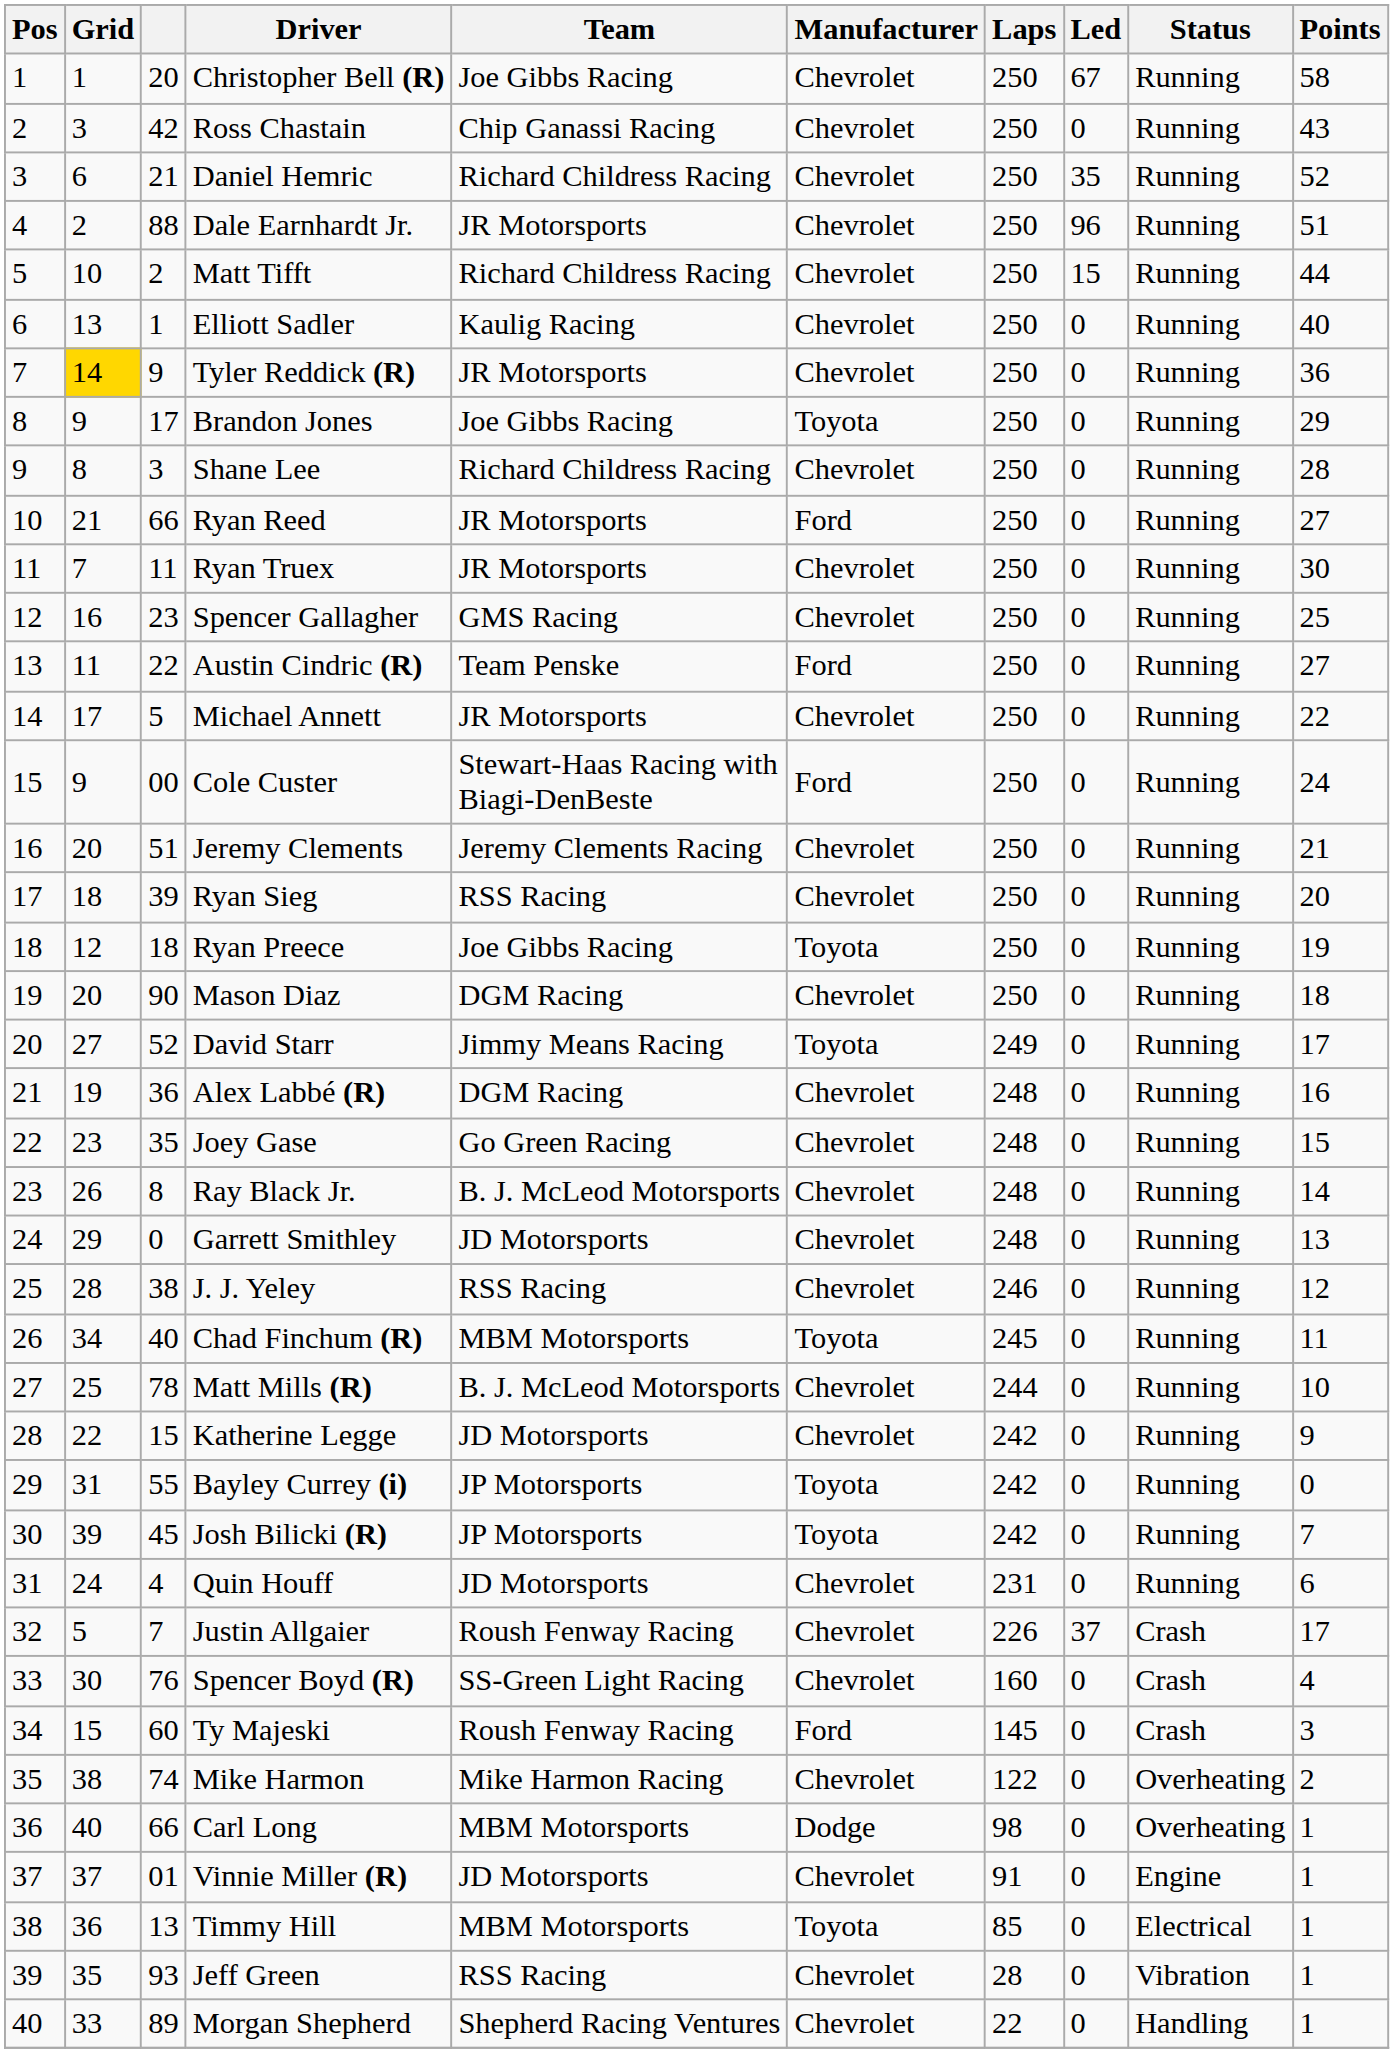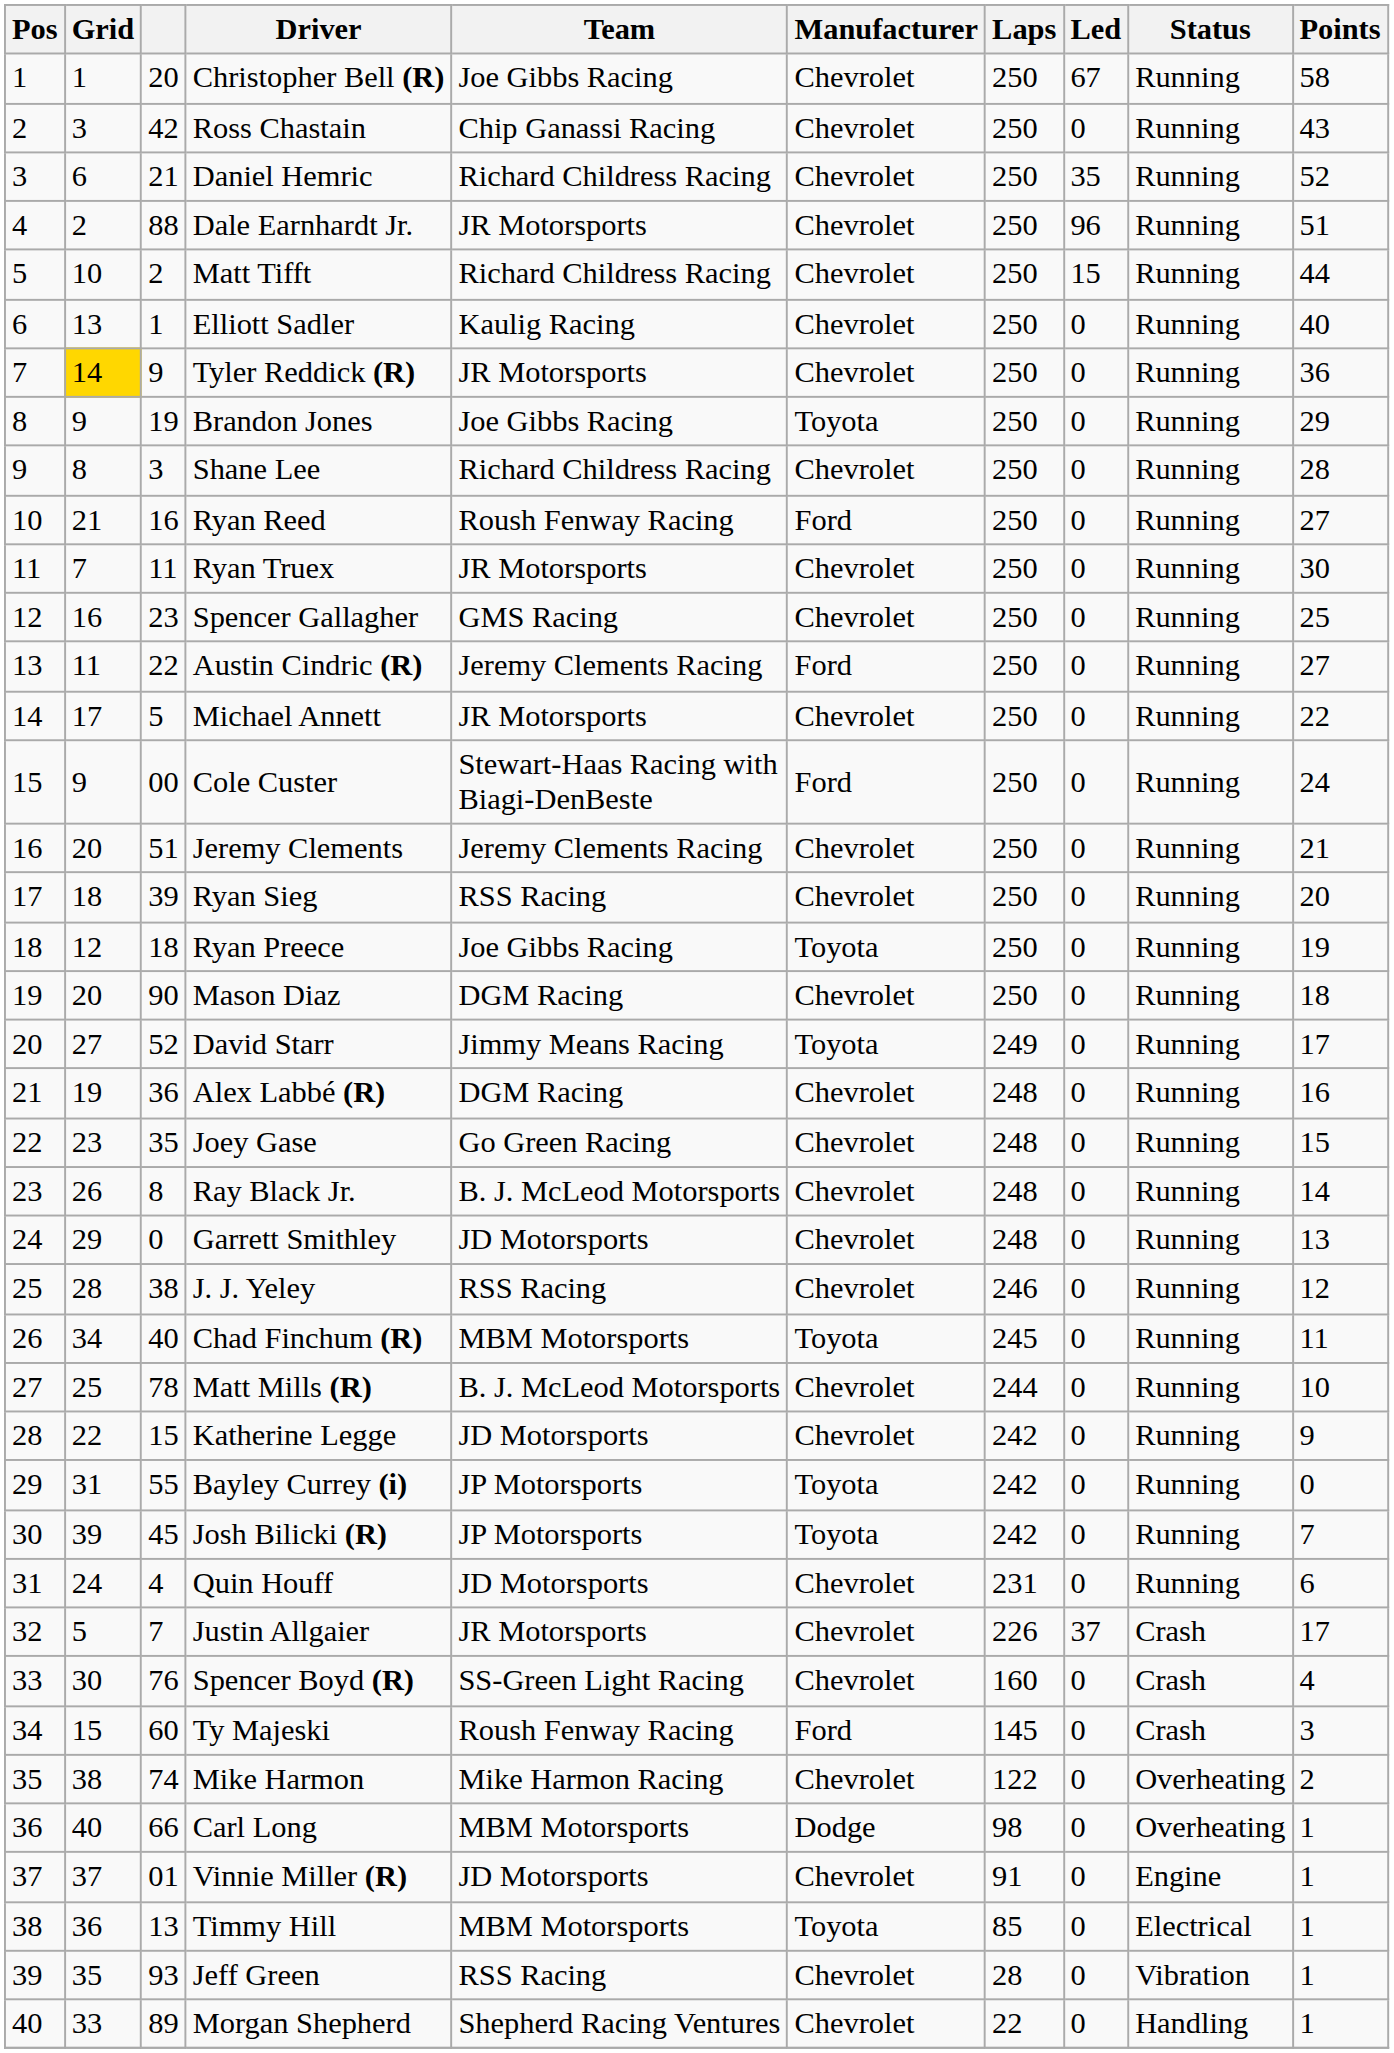(163, 420) 17 -> (163, 420) 19
(163, 518) 66 -> (163, 518) 16
(553, 518) JR Motorsports -> (596, 518) Roush Fenway Racing
(539, 665) Team Penske -> (610, 665) Jeremy Clements Racing
(596, 1631) Roush Fenway Racing -> (553, 1631) JR Motorsports
